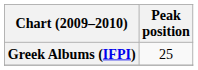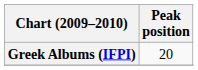(166, 53) 25 -> (166, 53) 20
